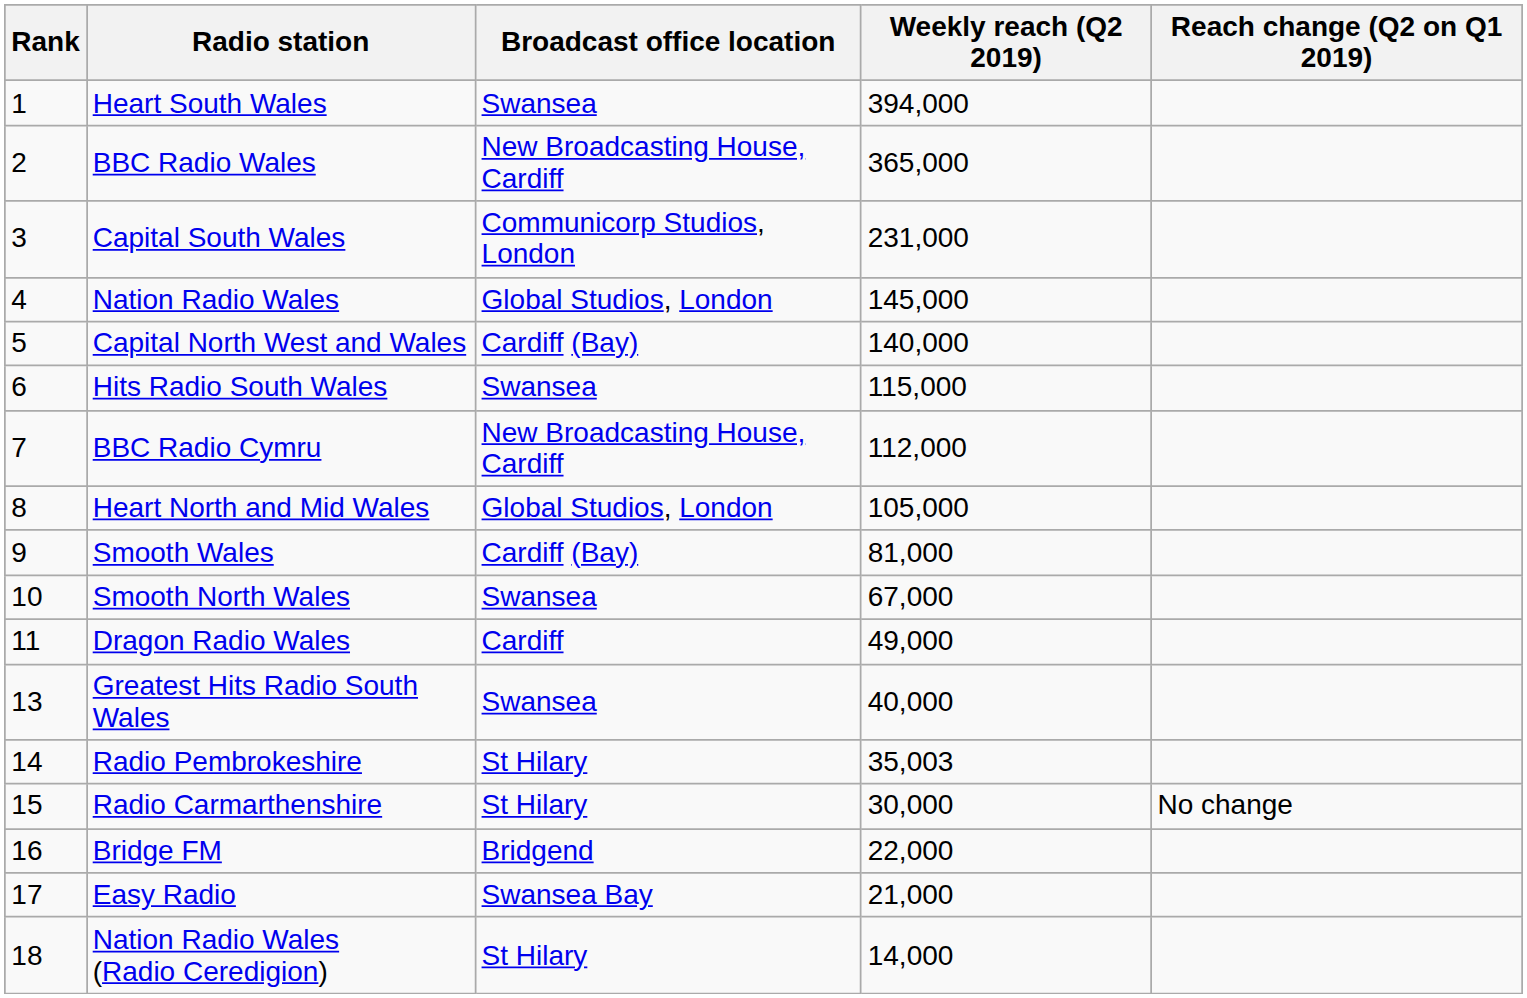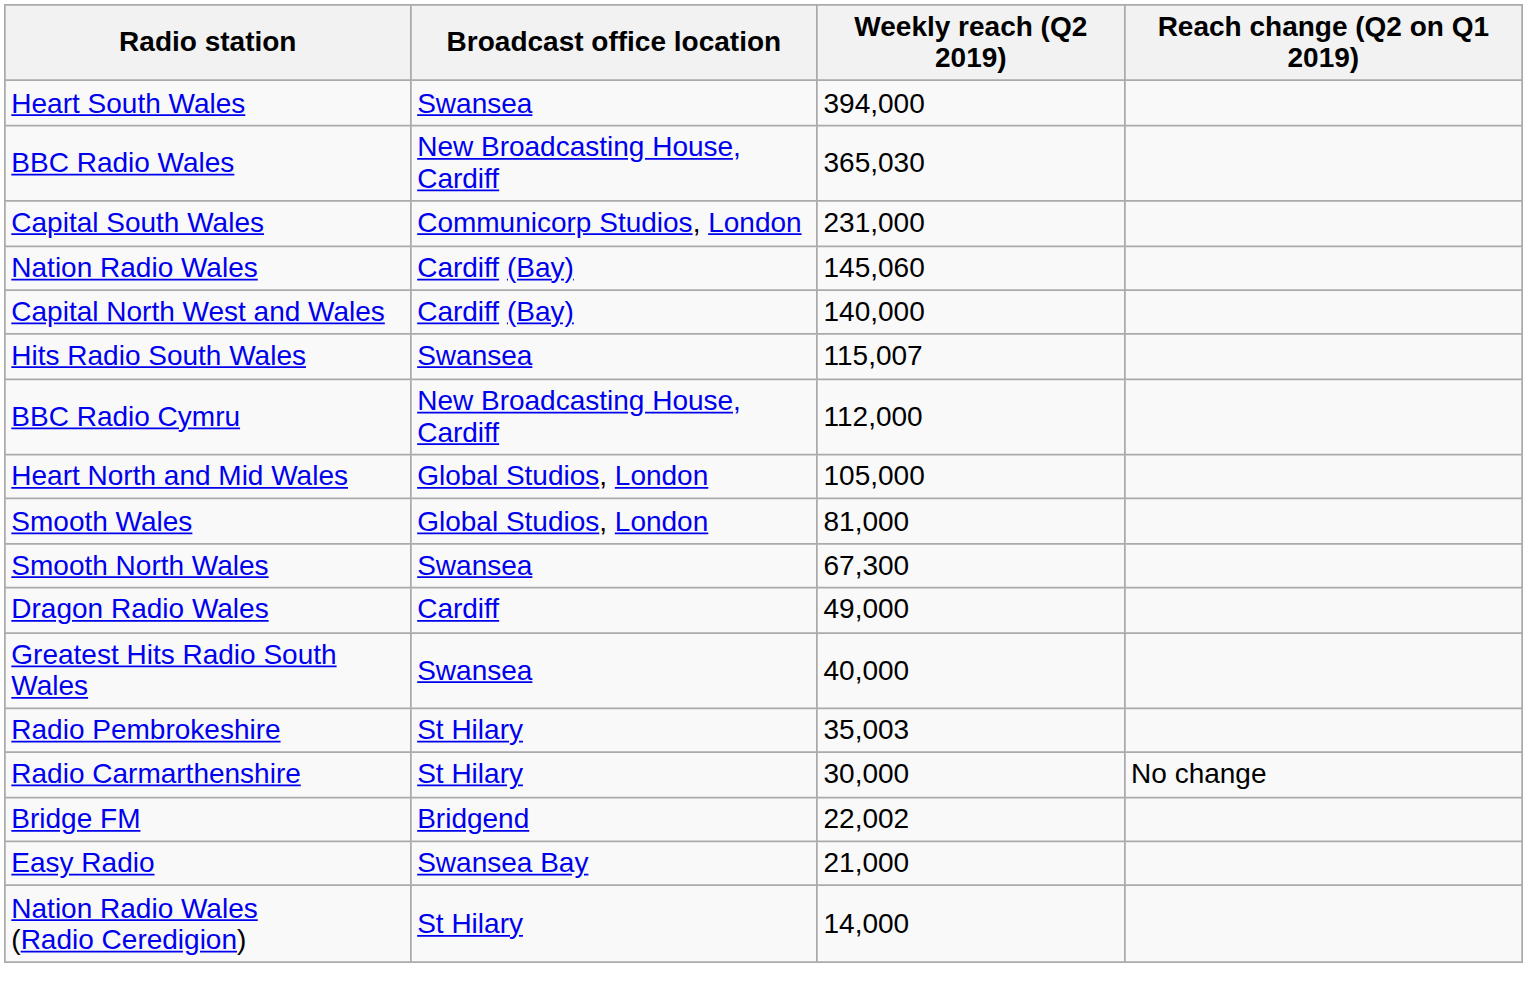- column: (46, 42)
(918, 162) 365,000 -> (874, 162) 365,030
(627, 298) Global Studios, London -> (496, 267) Cardiff (Bay)
(918, 298) 145,000 -> (874, 267) 145,060
(917, 387) 115,000 -> (873, 356) 115,007
(560, 552) Cardiff (Bay) -> (563, 520) Global Studios, London
(911, 596) 67,000 -> (866, 565) 67,300
(911, 850) 22,000 -> (866, 818) 22,002
